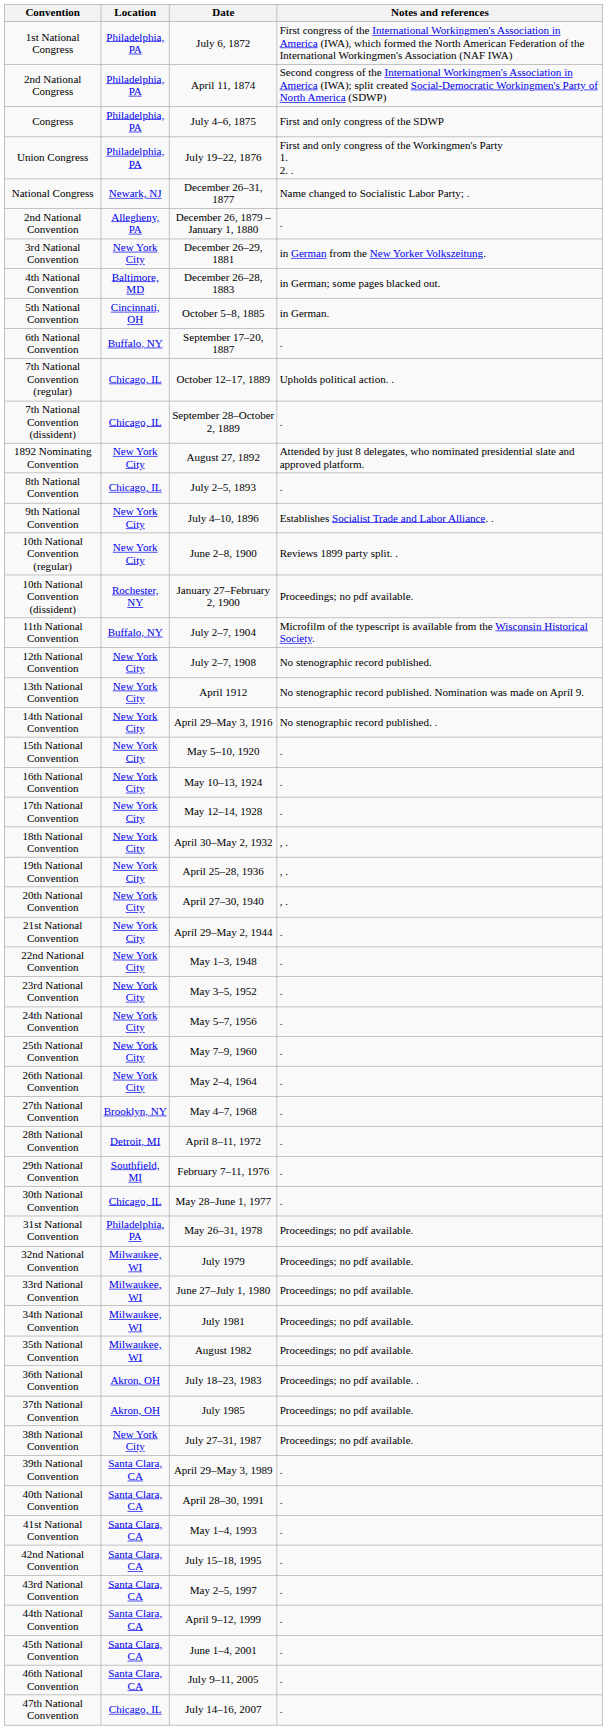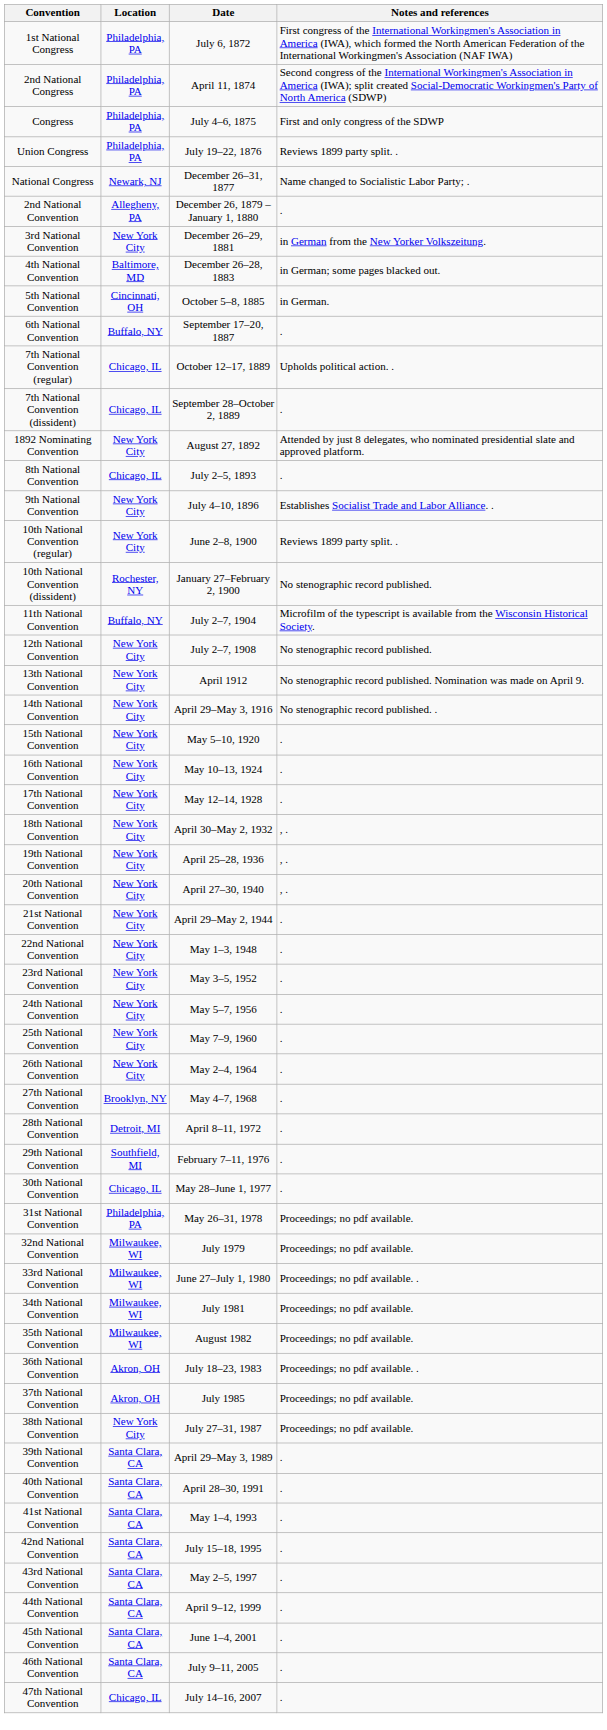(391, 157) First and only congress of the Workingmen's Party 1. 2. . -> (339, 151) Reviews 1899 party split. .
(346, 596) Proceedings; no pdf available. -> (356, 584) No stenographic record published.
(346, 1291) Proceedings; no pdf available. -> (349, 1278) Proceedings; no pdf available. .
